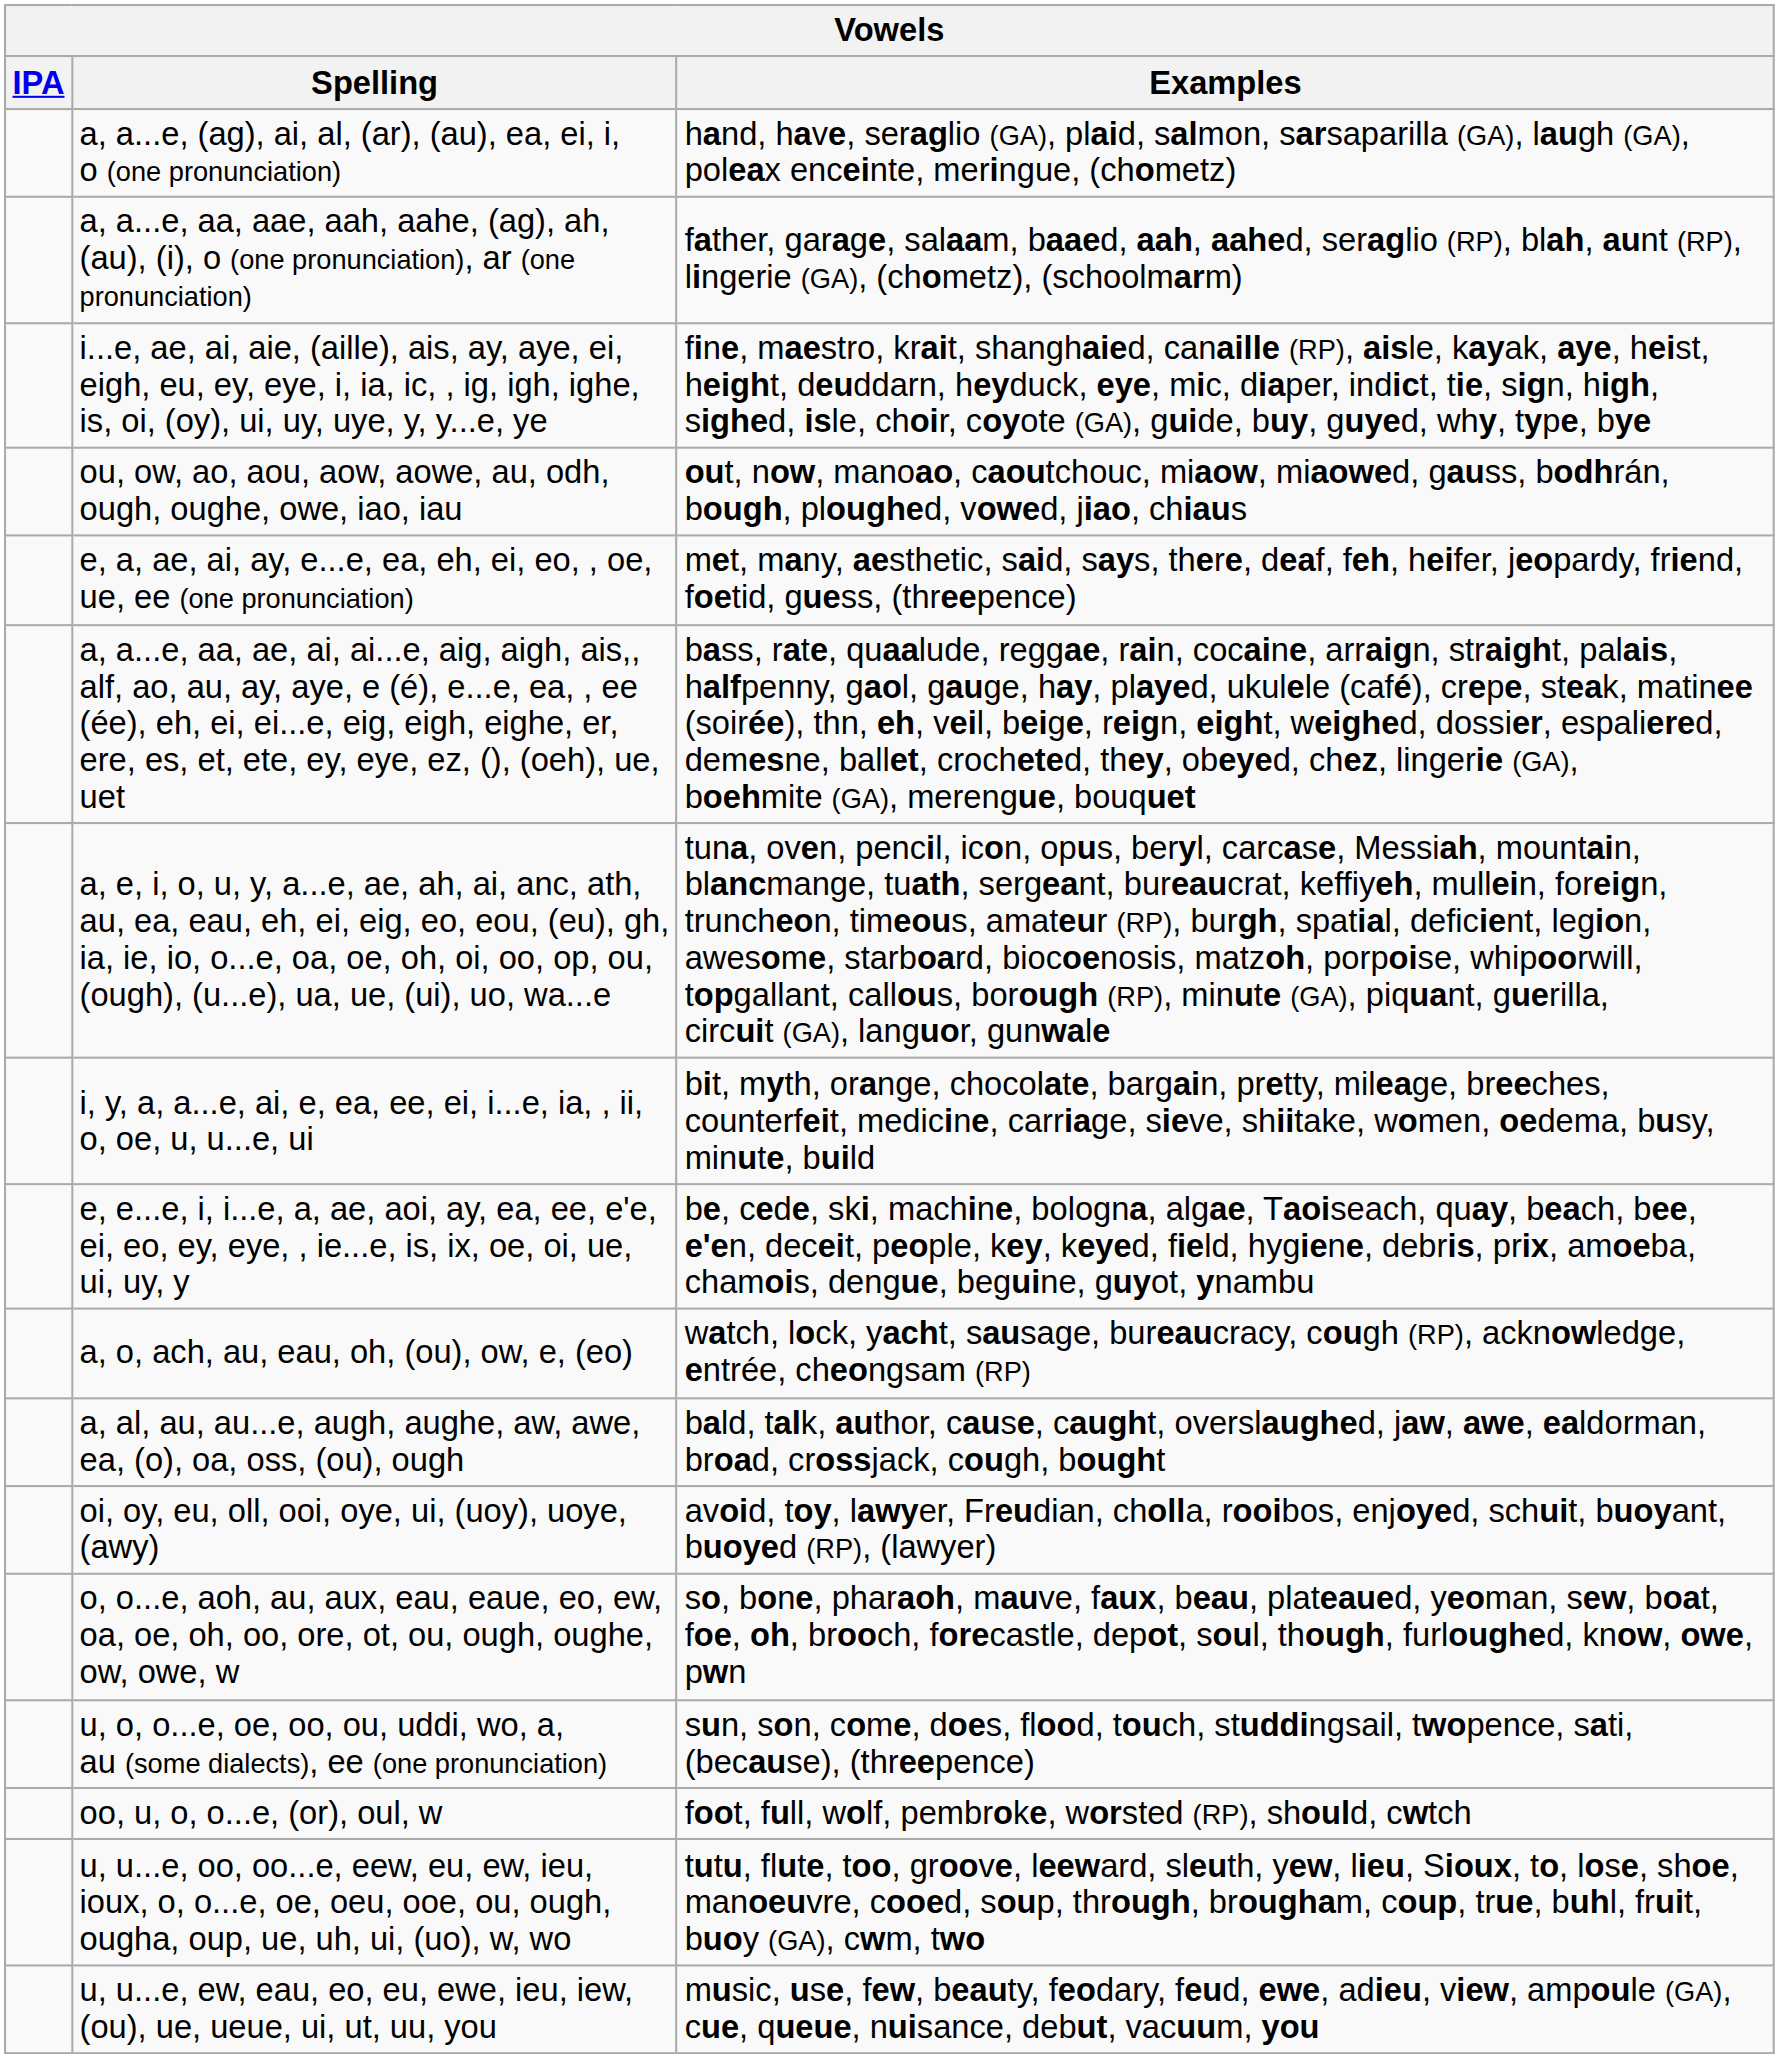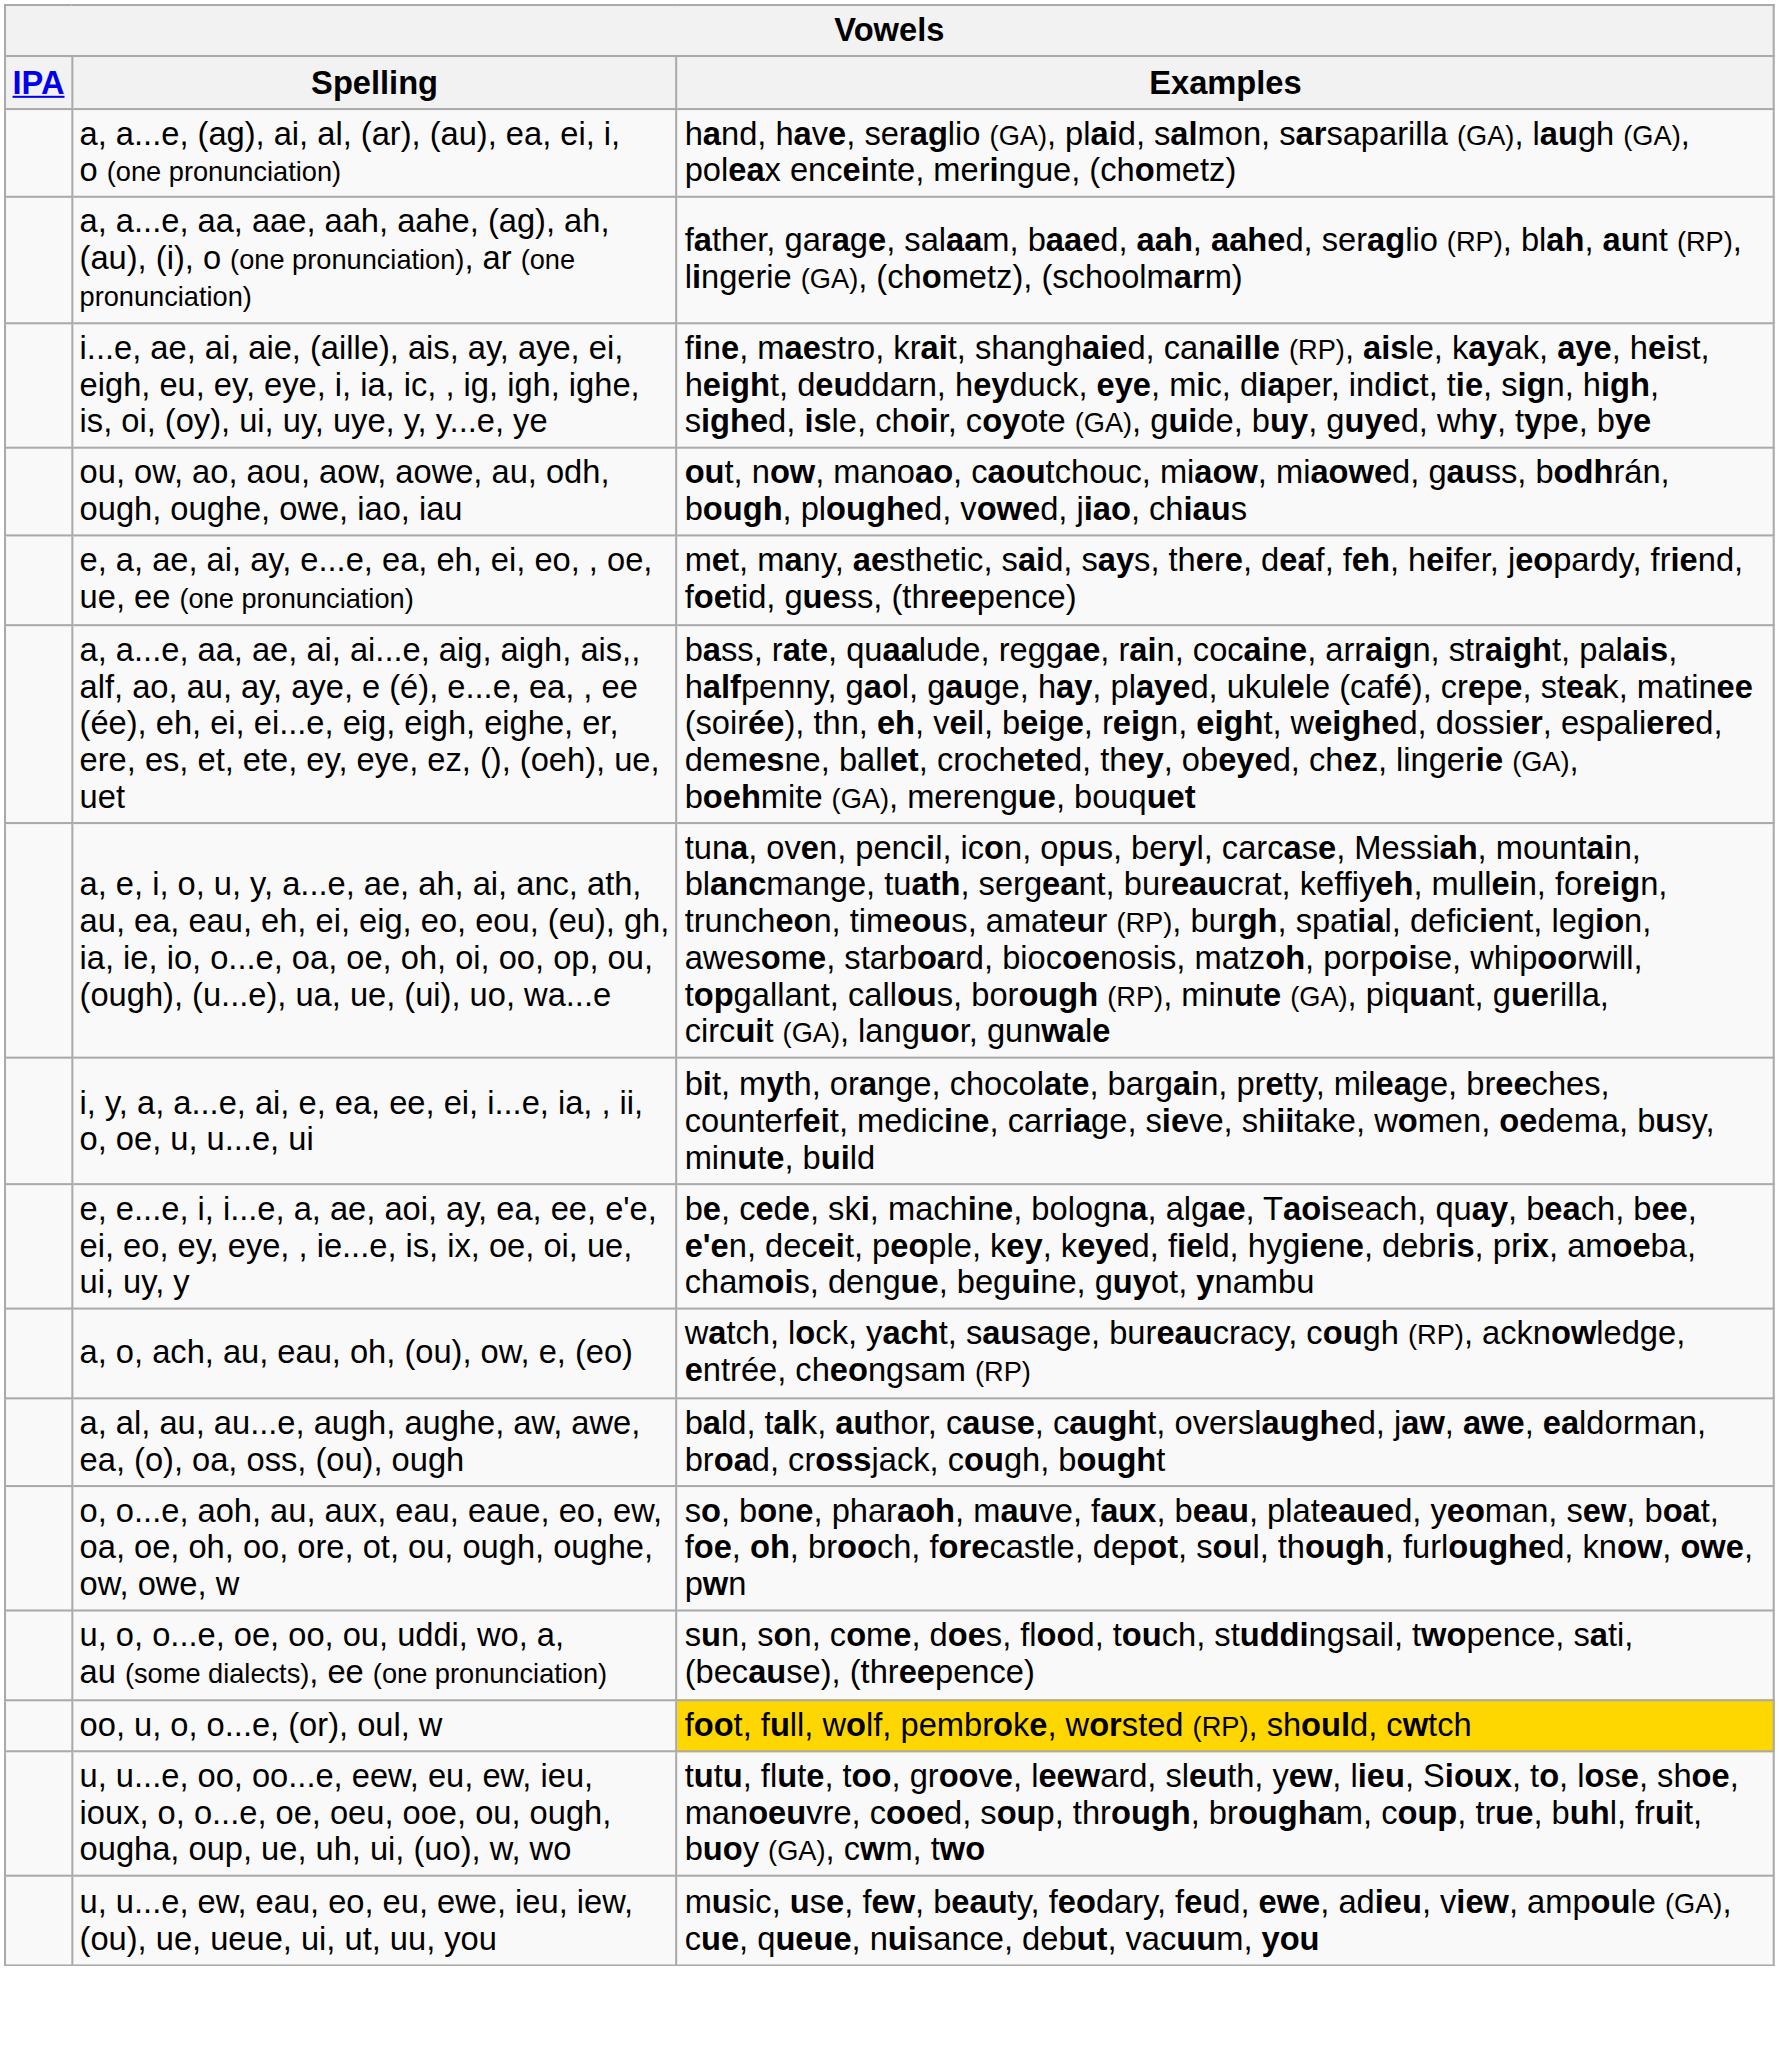- row: (353, 1529)
(1078, 1813) no background -> (1078, 1724) gold background
